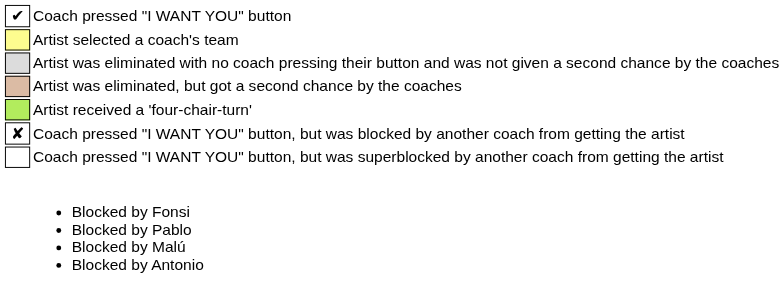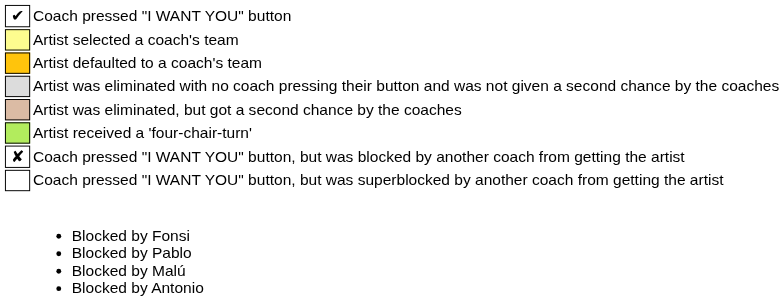+ row: (147, 63)
